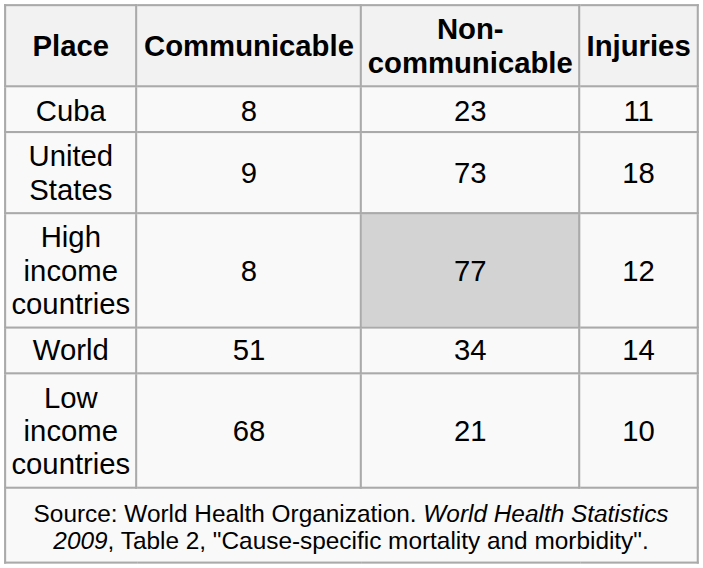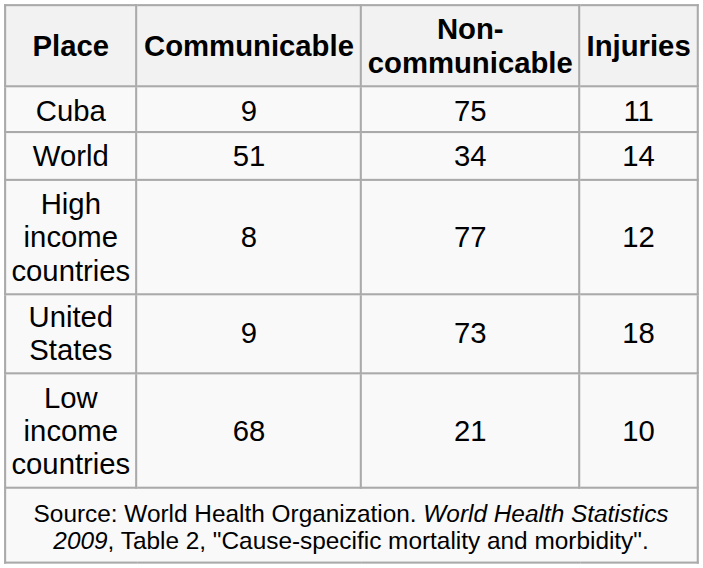(249, 109) 8 -> (249, 109) 9
(470, 109) 23 -> (470, 109) 75
rows swapped: (71, 350) <-> (71, 173)
(470, 270) lightgrey background -> (470, 237) no background
